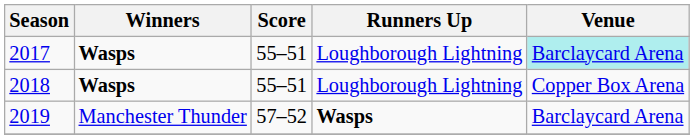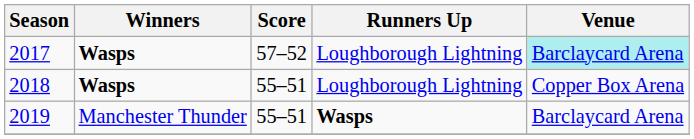(282, 52) 55–51 -> (282, 52) 57–52
(282, 117) 57–52 -> (282, 117) 55–51
